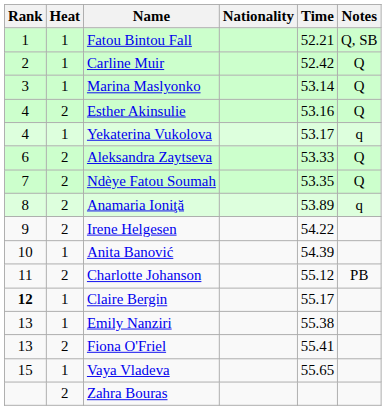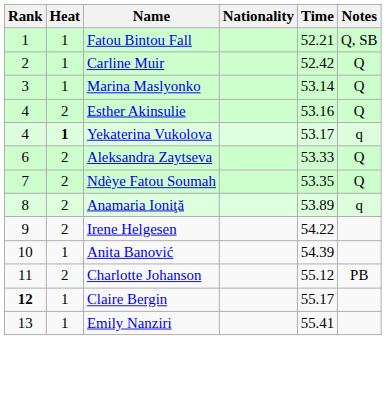(65, 134) normal -> (65, 134) bold
(317, 323) 55.38 -> (317, 323) 55.41
- row: (127, 346)
- row: (128, 370)
- row: (127, 393)
